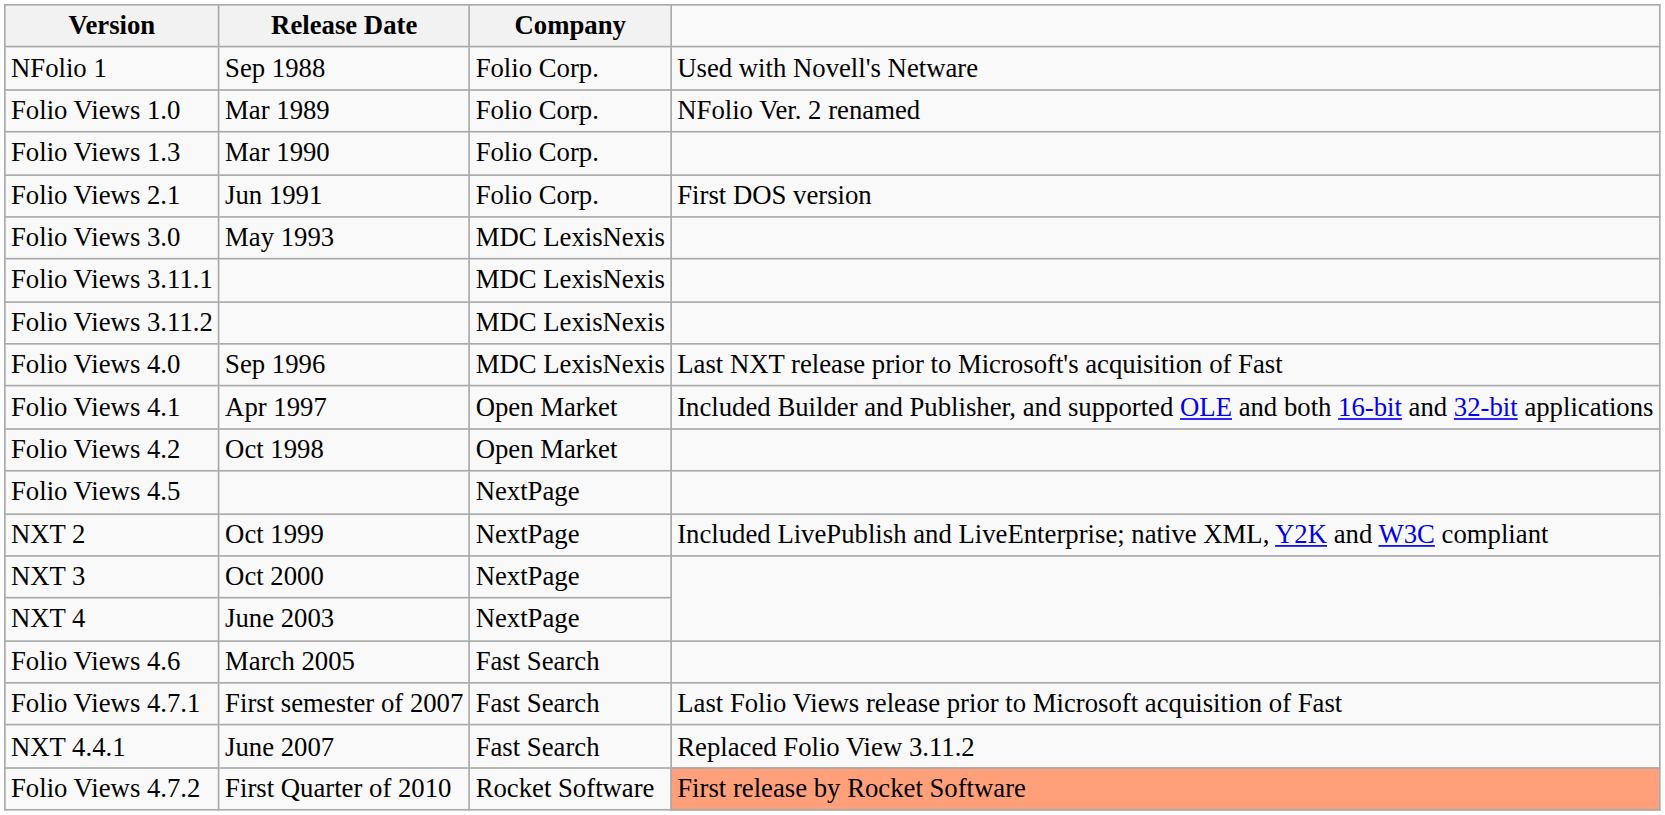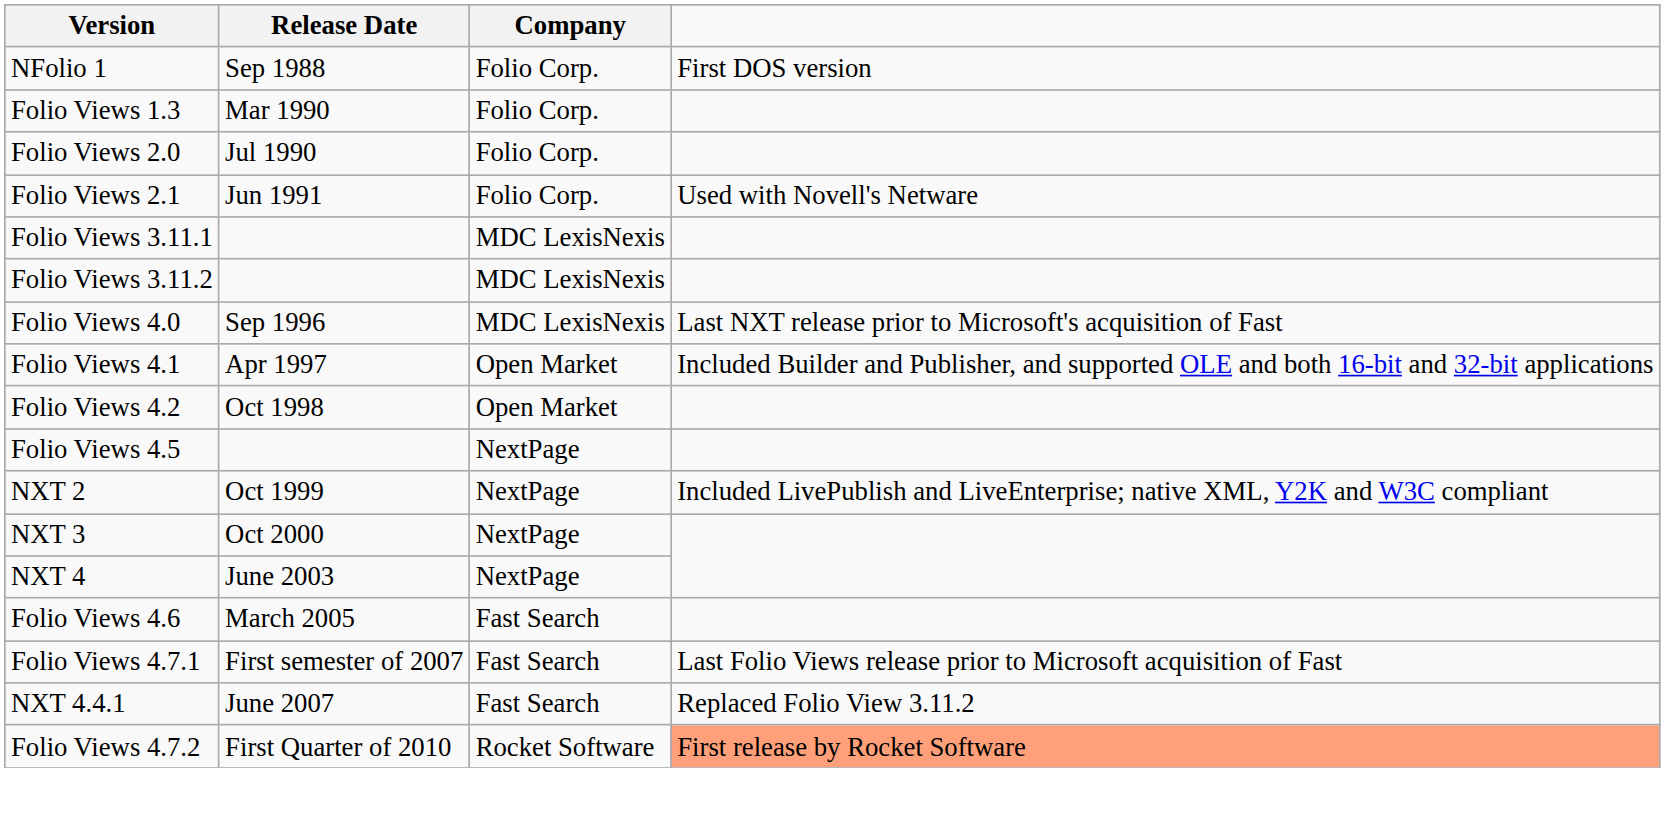(828, 68) Used with Novell's Netware -> (774, 68) First DOS version
- row: (96, 110)
+ row: (96, 152)
(774, 195) First DOS version -> (828, 195) Used with Novell's Netware
- row: (96, 237)
